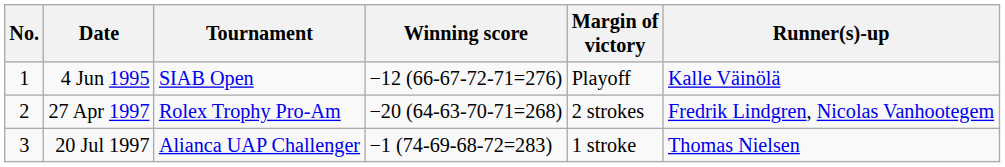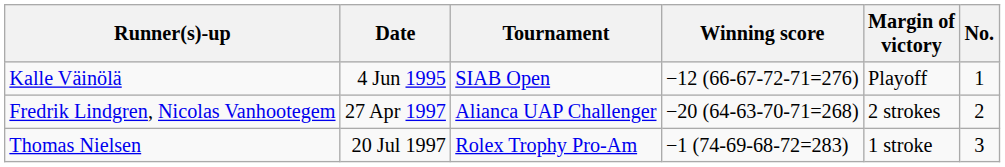columns swapped: (24, 33) <-> (831, 33)
(250, 111) Rolex Trophy Pro-Am -> (556, 111) Alianca UAP Challenger
(259, 145) Alianca UAP Challenger -> (546, 145) Rolex Trophy Pro-Am
